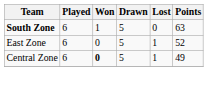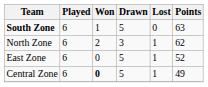+ row: (29, 43)
